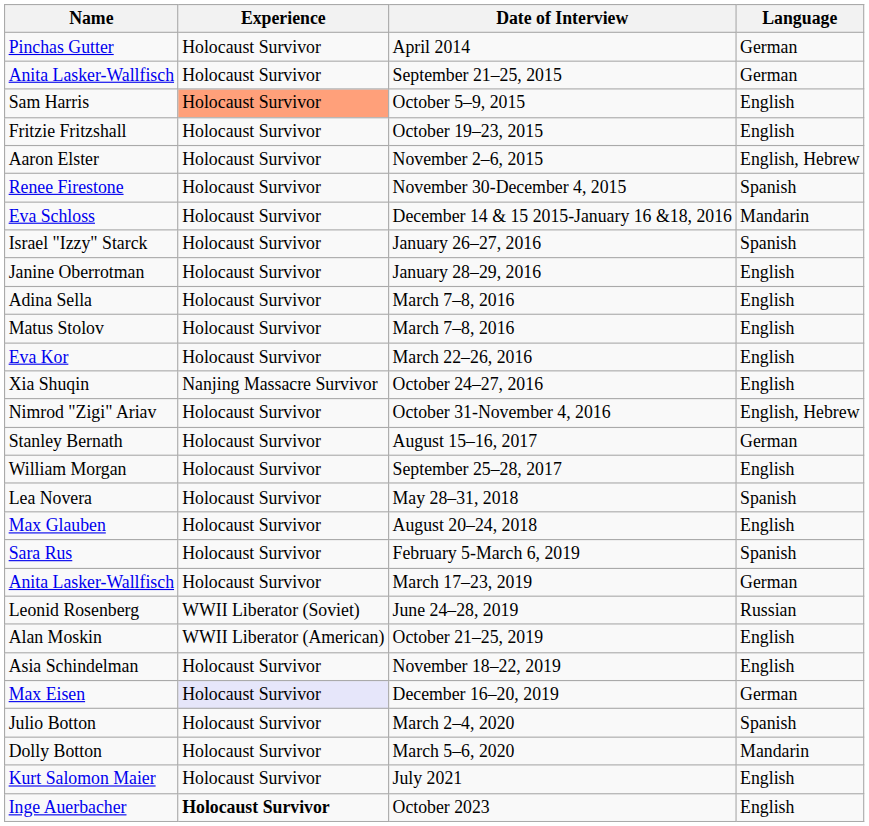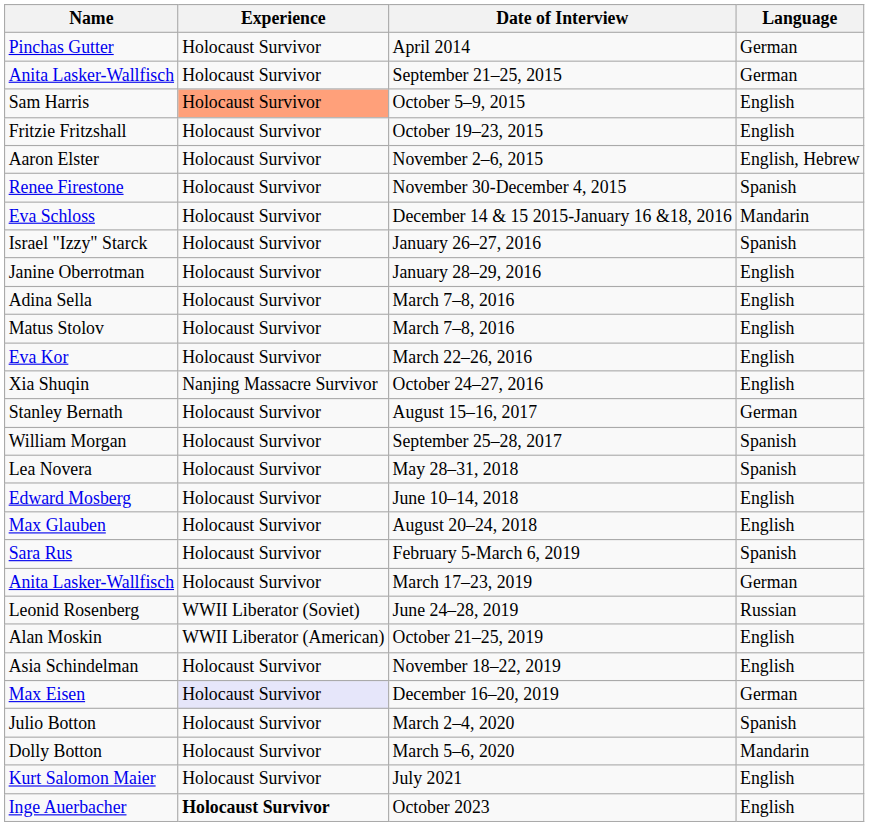- row: (82, 412)
(767, 469) English -> (768, 441) Spanish
+ row: (70, 497)
